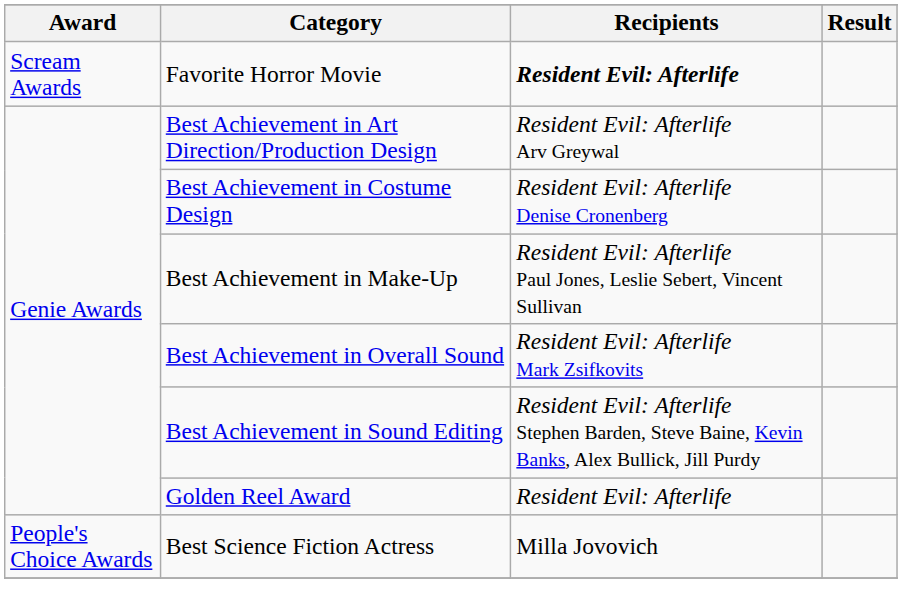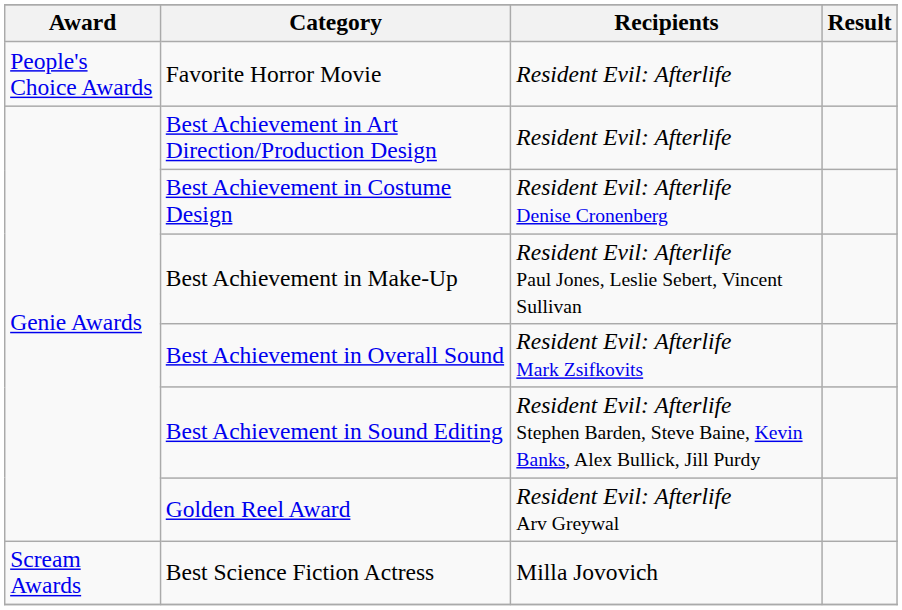(46, 73) Scream Awards -> (81, 73) People's Choice Awards
(628, 73) bold -> (624, 73) normal
(624, 137) Resident Evil: Afterlife Arv Greywal -> (624, 137) Resident Evil: Afterlife
(624, 495) Resident Evil: Afterlife -> (624, 509) Resident Evil: Afterlife Arv Greywal
(81, 546) People's Choice Awards -> (46, 572) Scream Awards
